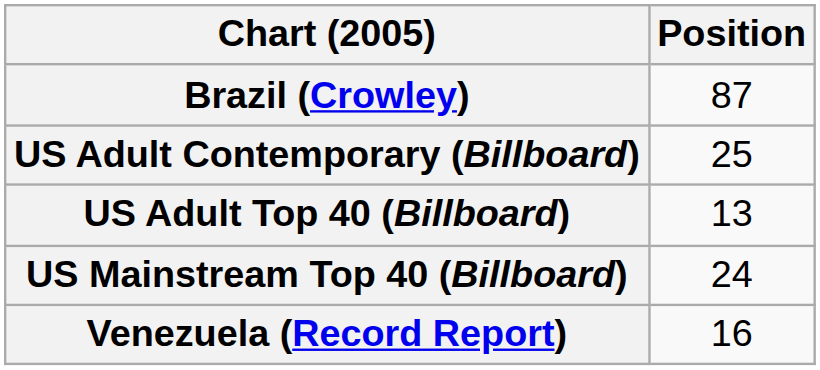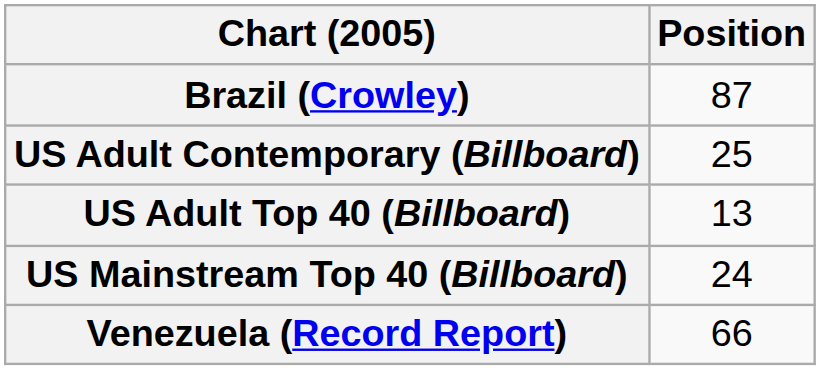(732, 333) 16 -> (732, 333) 66
